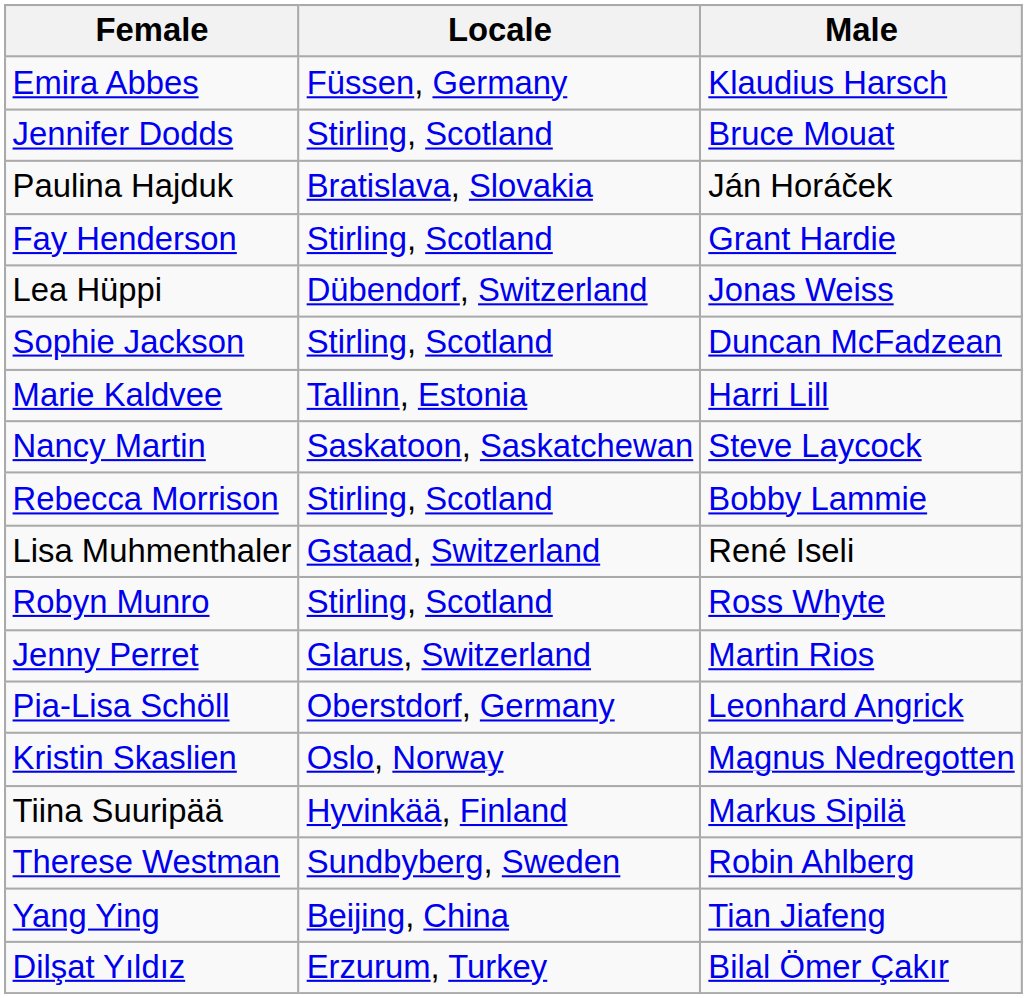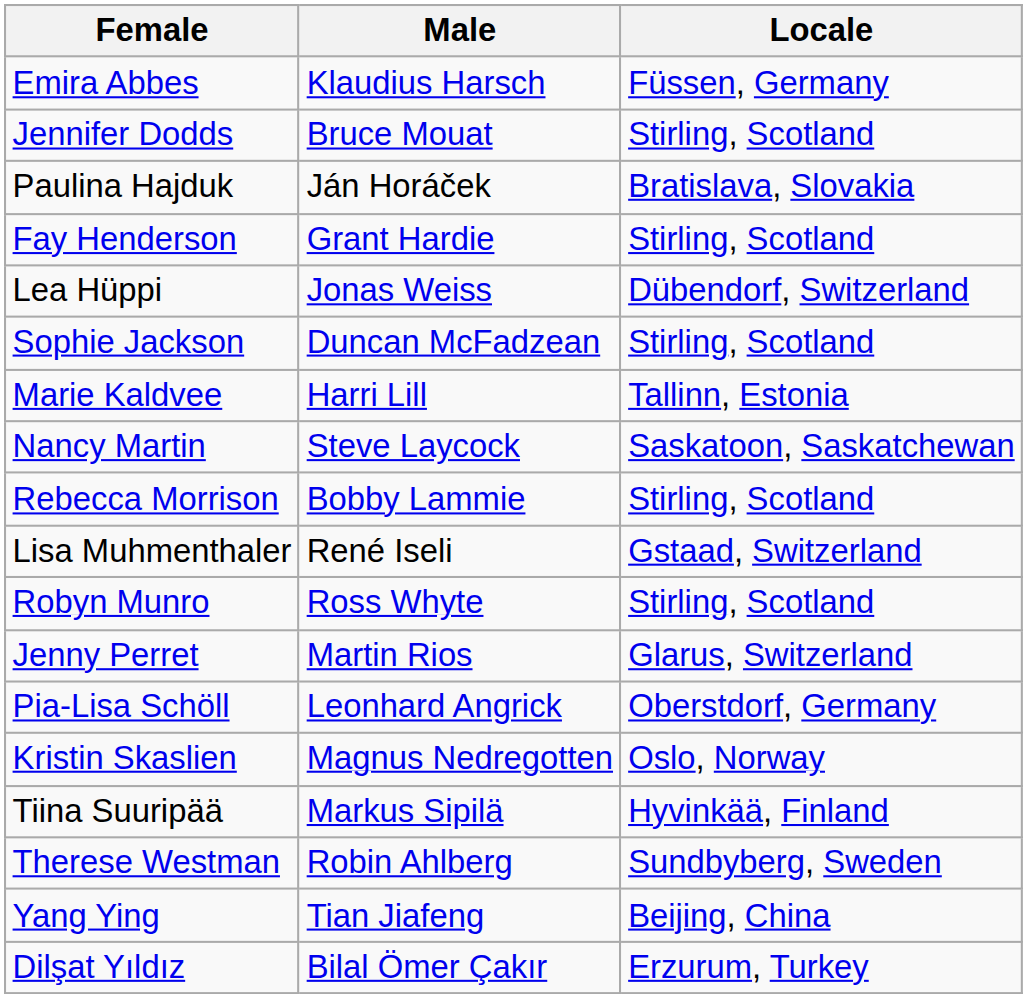columns swapped: (861, 30) <-> (500, 30)
